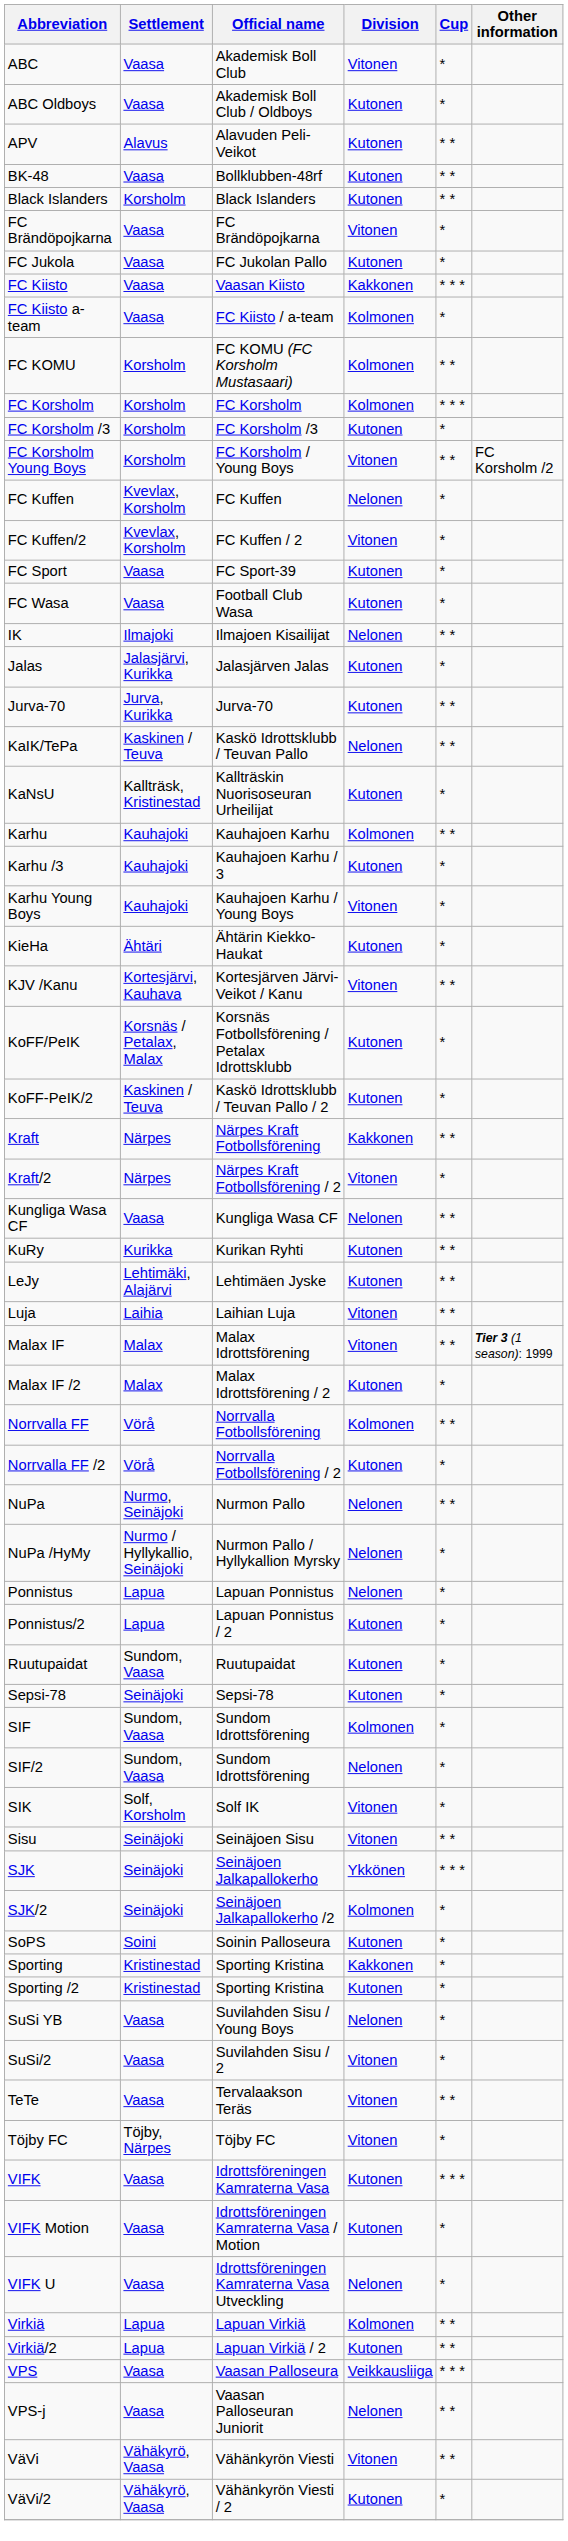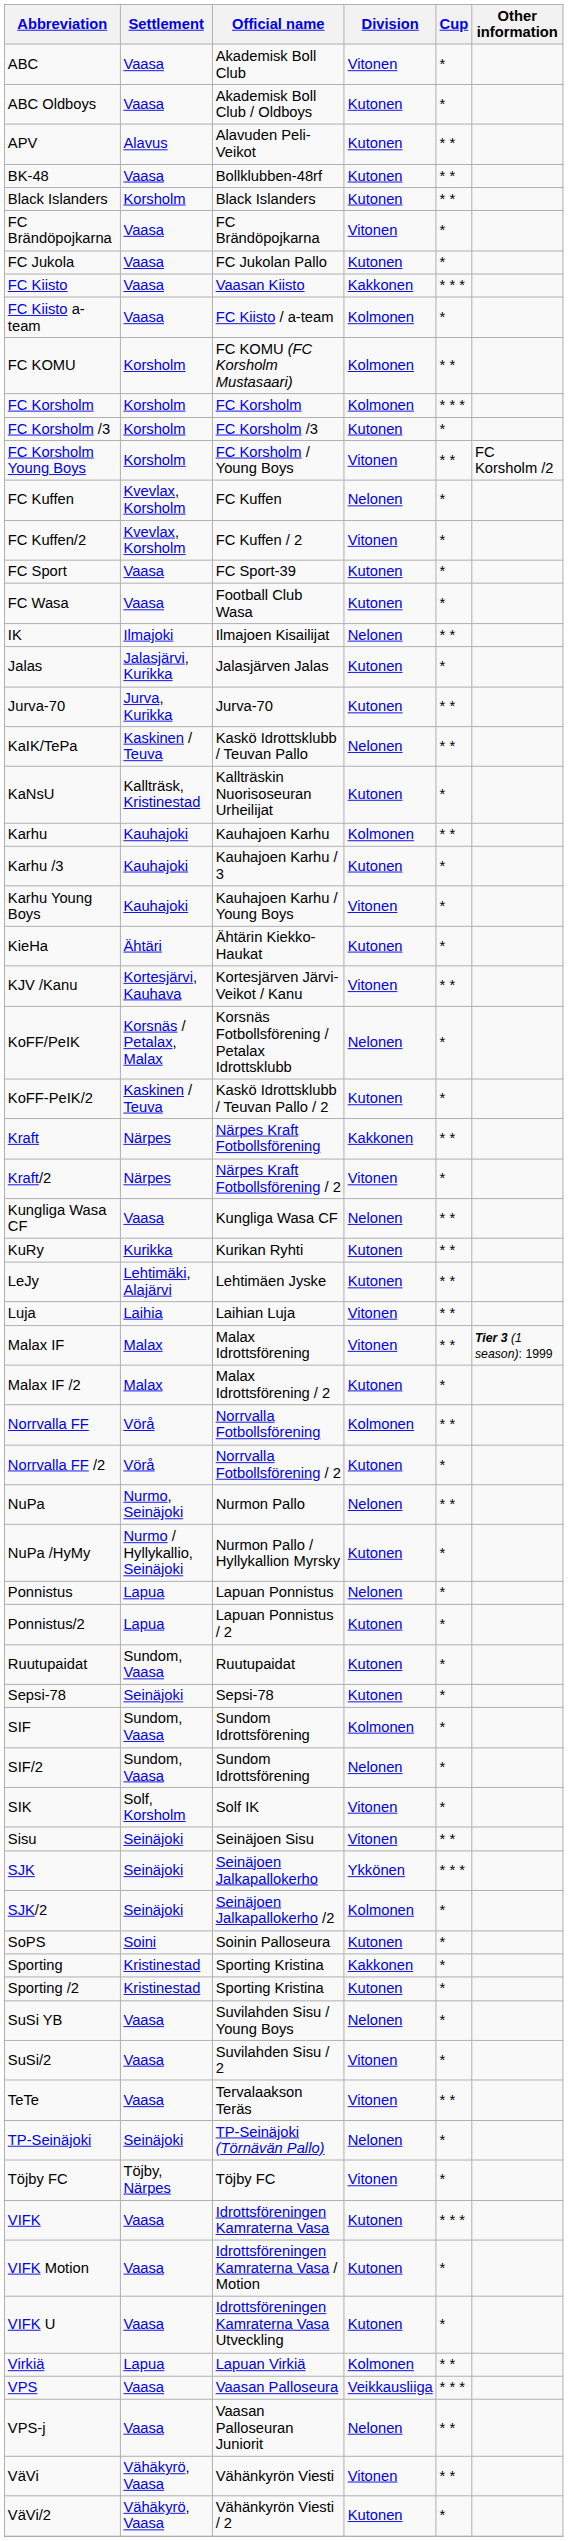(375, 1042) Kutonen -> (375, 1042) Nelonen
(375, 1552) Nelonen -> (375, 1552) Kutonen
+ row: (50, 2140)
(375, 2284) Nelonen -> (375, 2324) Kutonen
- row: (32, 2348)
